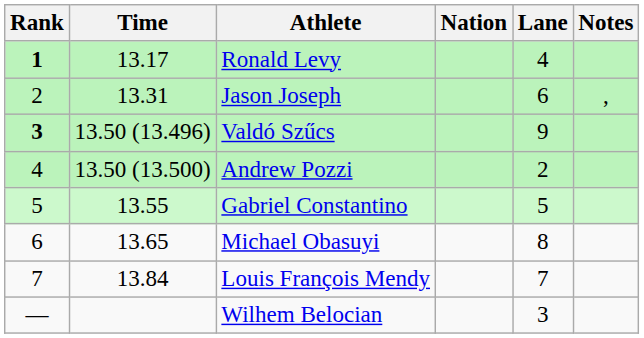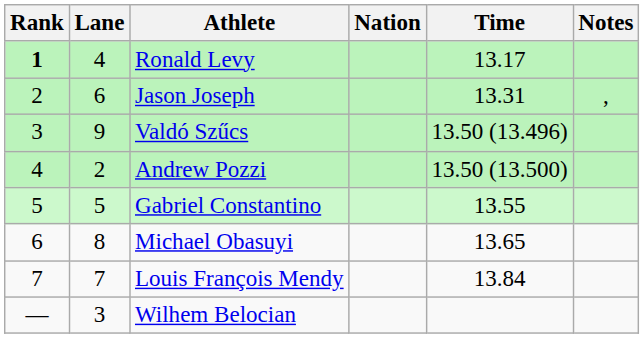columns swapped: (543, 22) <-> (143, 22)
(37, 132) bold -> (37, 132) normal
